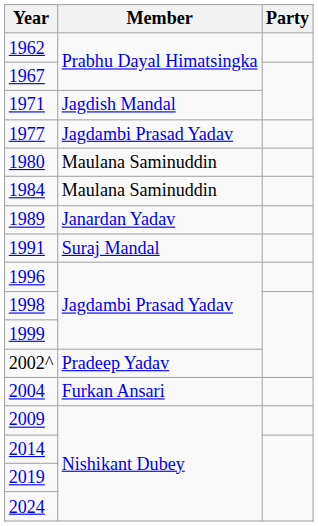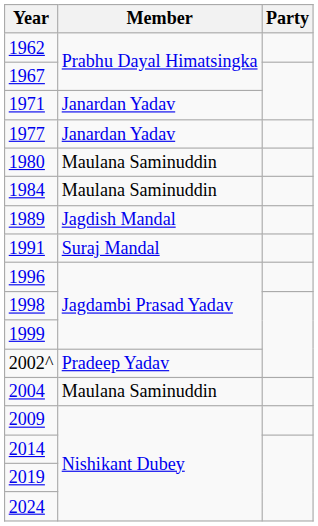(119, 104) Jagdish Mandal -> (118, 104) Janardan Yadav
(147, 133) Jagdambi Prasad Yadav -> (118, 133) Janardan Yadav
(118, 219) Janardan Yadav -> (119, 219) Jagdish Mandal
(113, 391) Furkan Ansari -> (139, 391) Maulana Saminuddin
